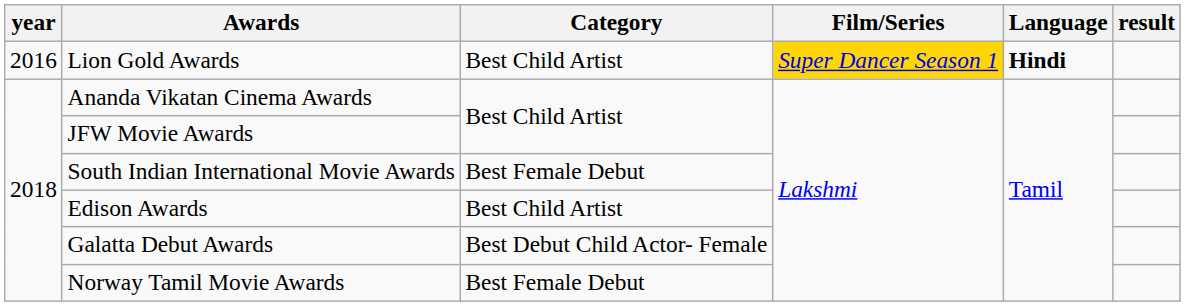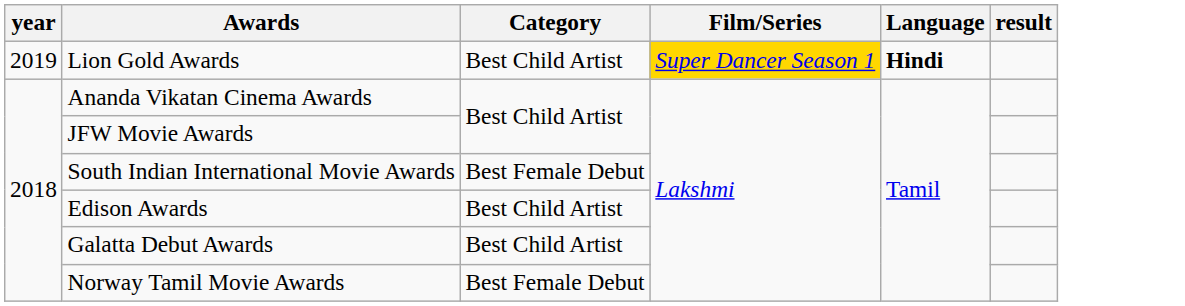(33, 60) 2016 -> (33, 60) 2019
(616, 245) Best Debut Child Actor- Female -> (544, 245) Best Child Artist
